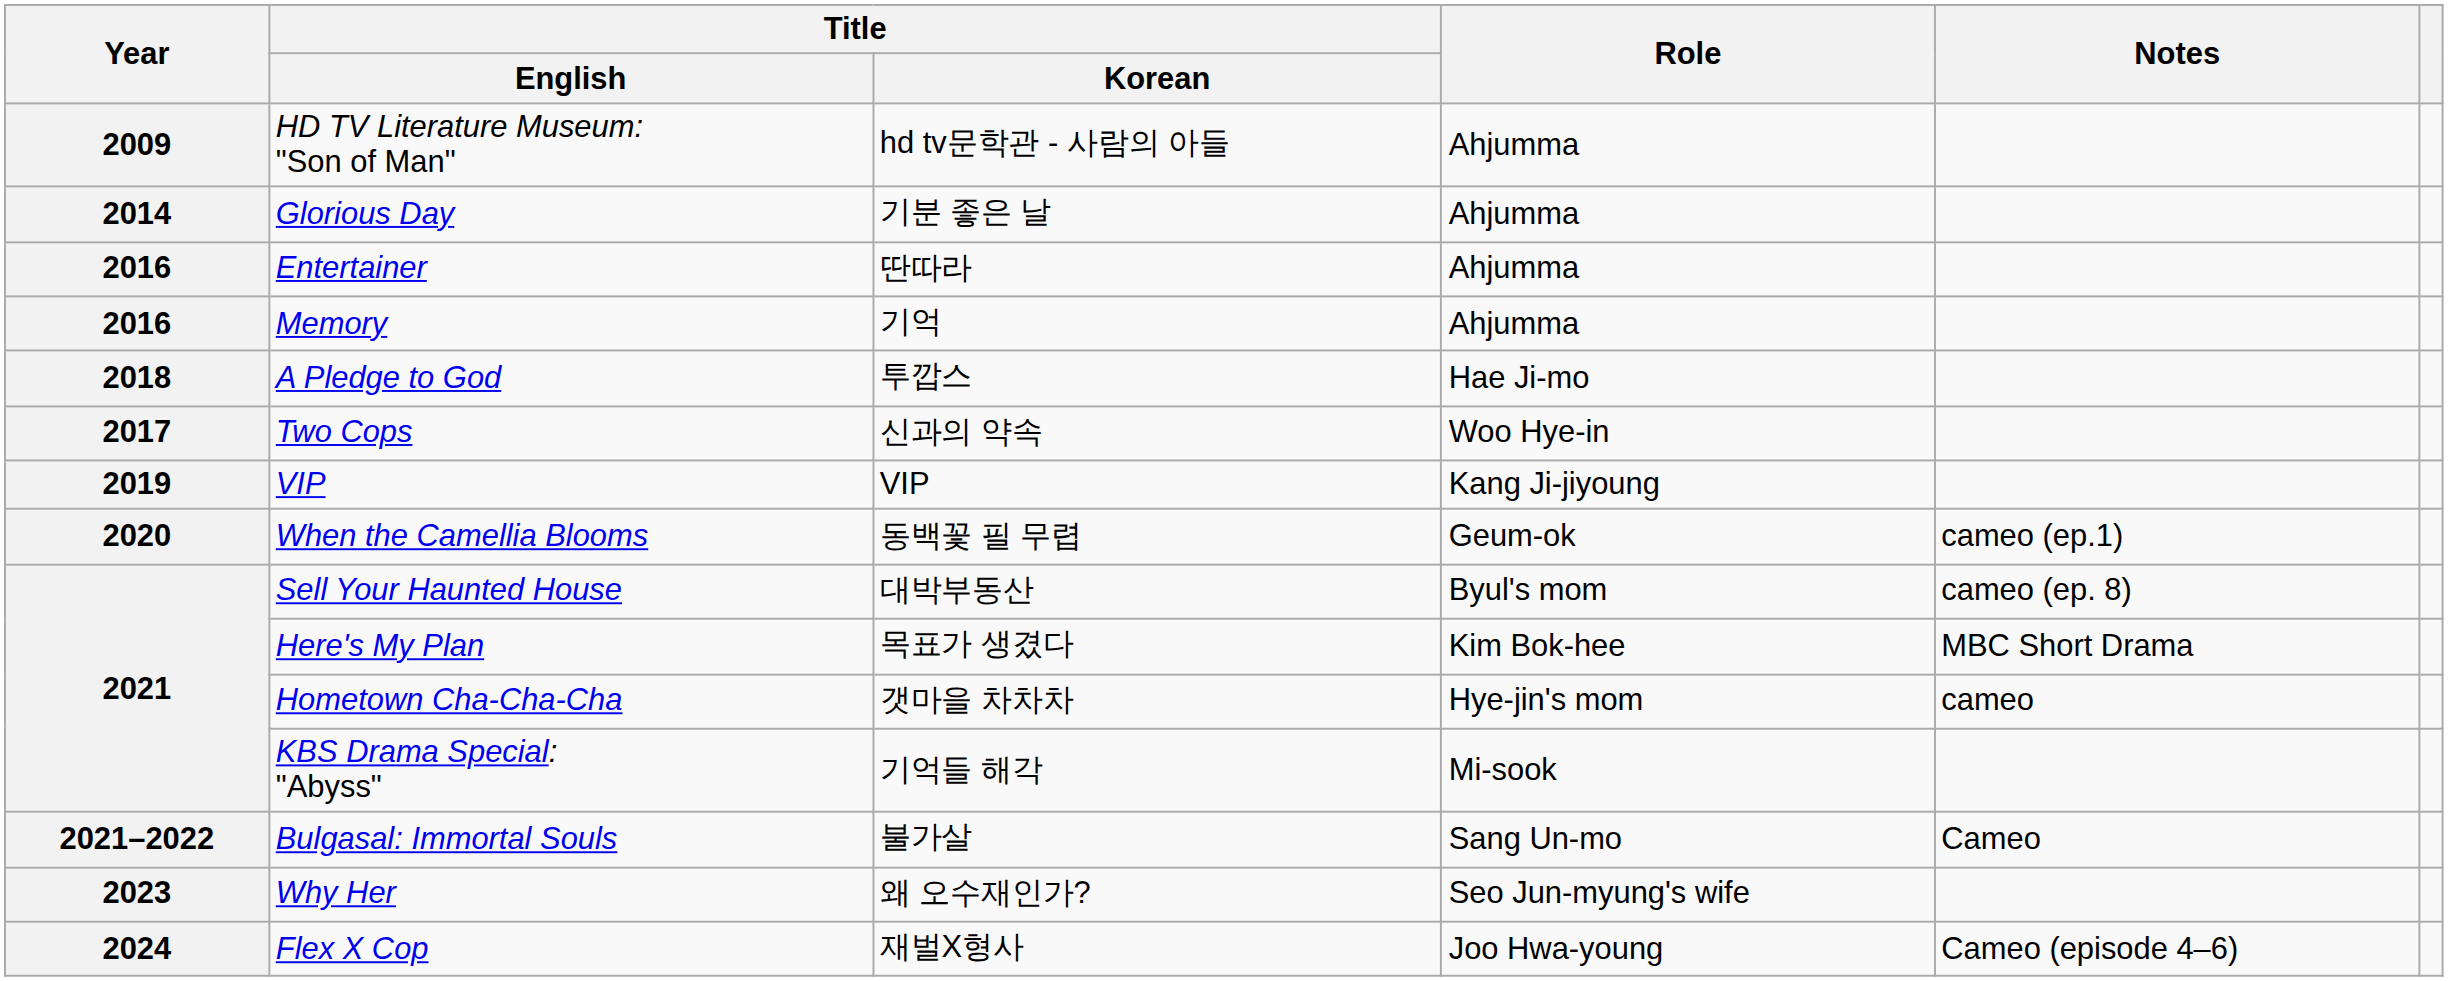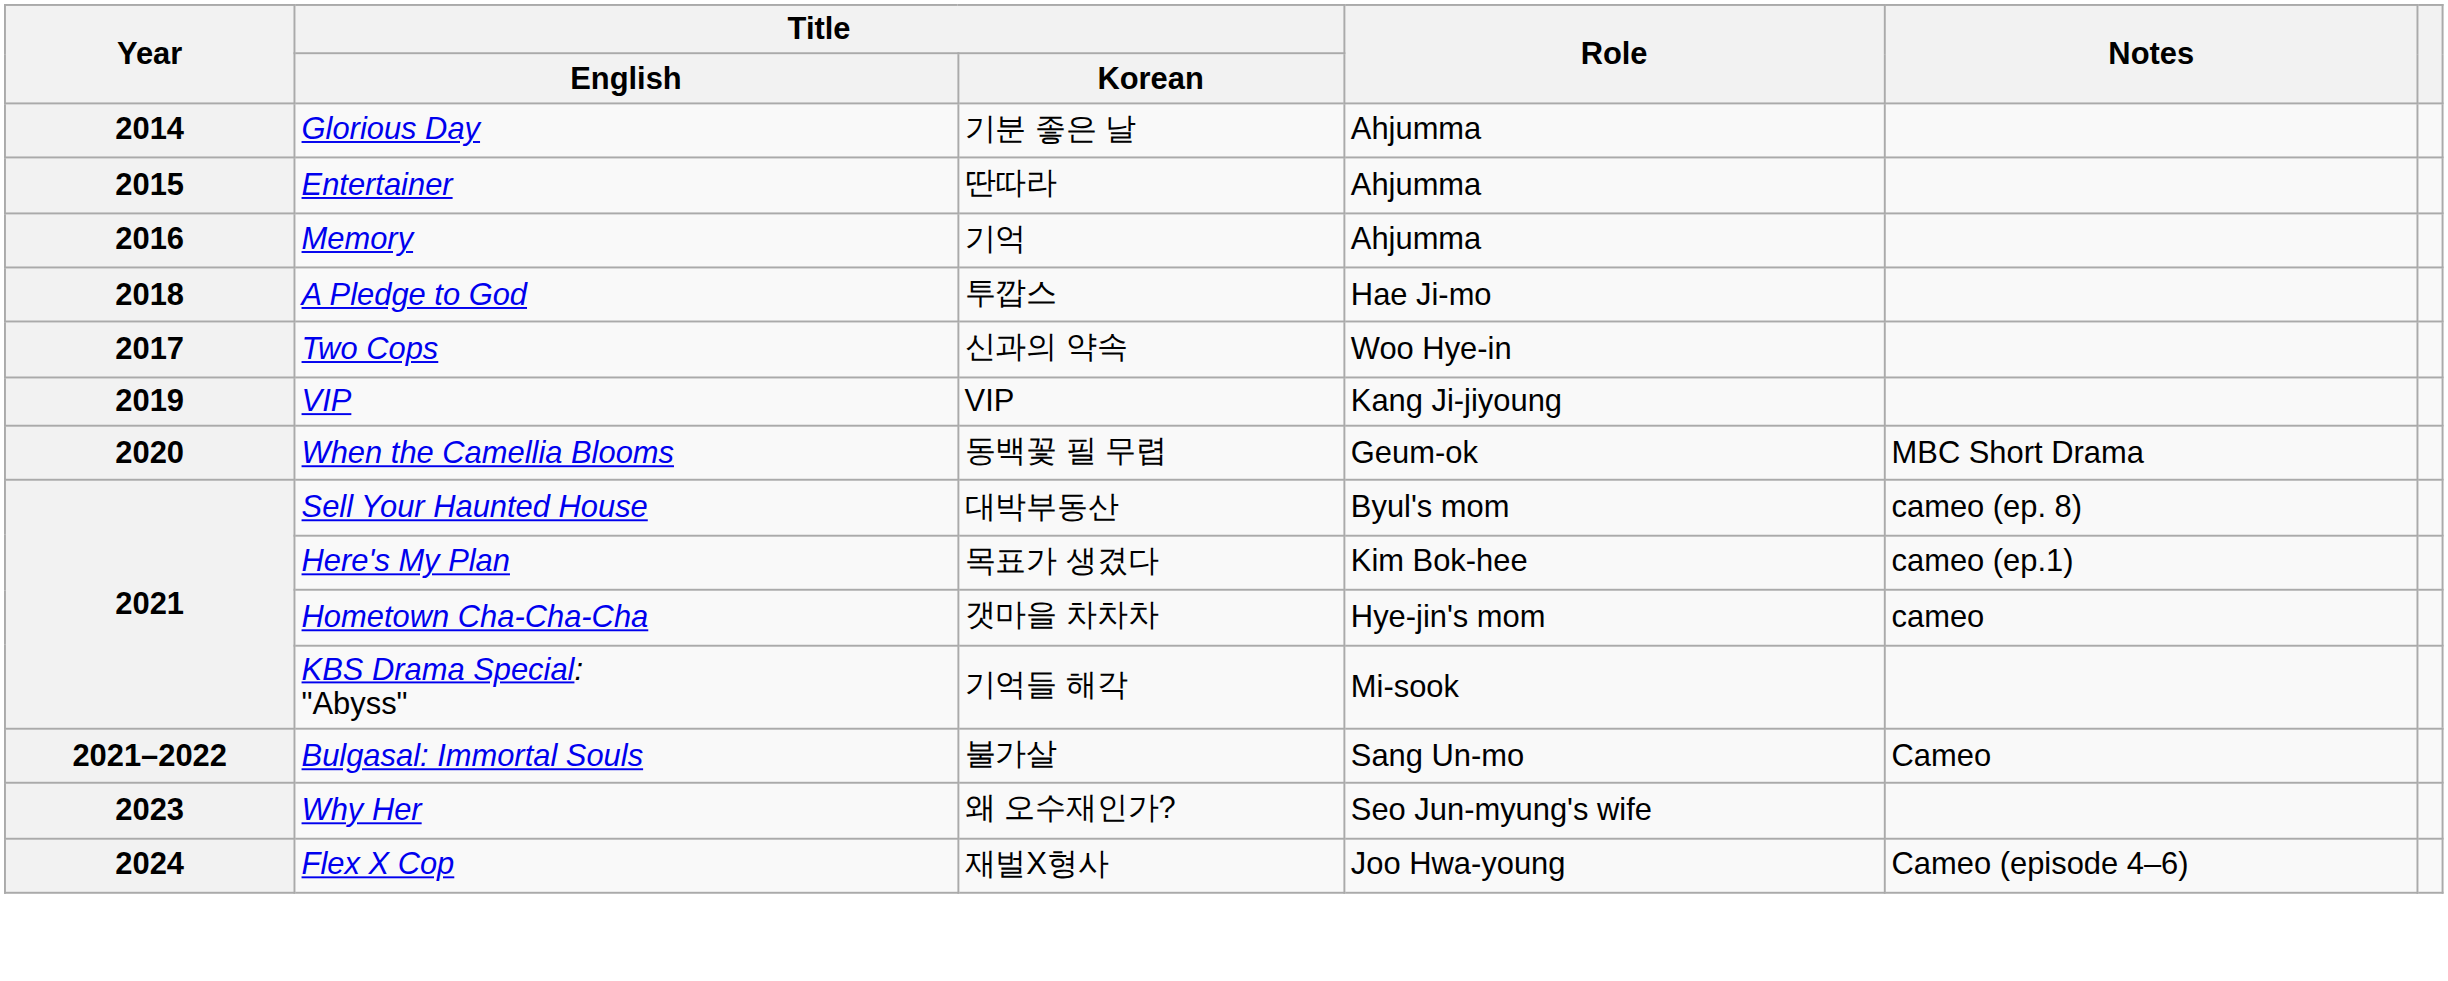- row: (459, 144)
(137, 268) 2016 -> (150, 184) 2015
(2032, 536) cameo (ep.1) -> (2018, 452) MBC Short Drama
(2067, 645) MBC Short Drama -> (1983, 562) cameo (ep.1)
